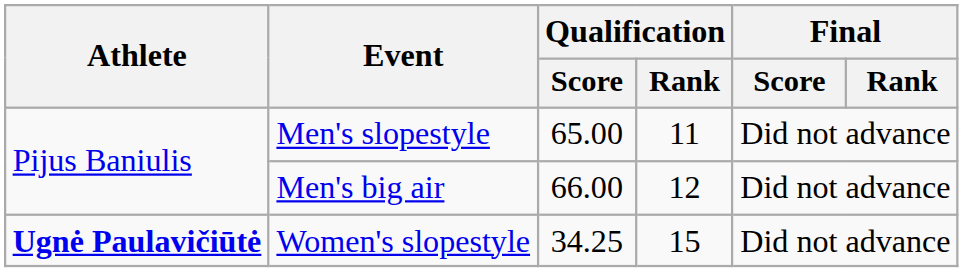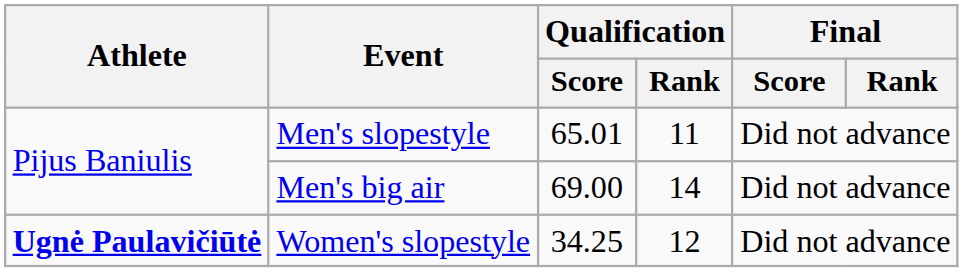(587, 134) 65.00 -> (587, 134) 65.01
(587, 187) 66.00 -> (587, 187) 69.00
(684, 187) 12 -> (684, 187) 14
(684, 240) 15 -> (684, 240) 12
